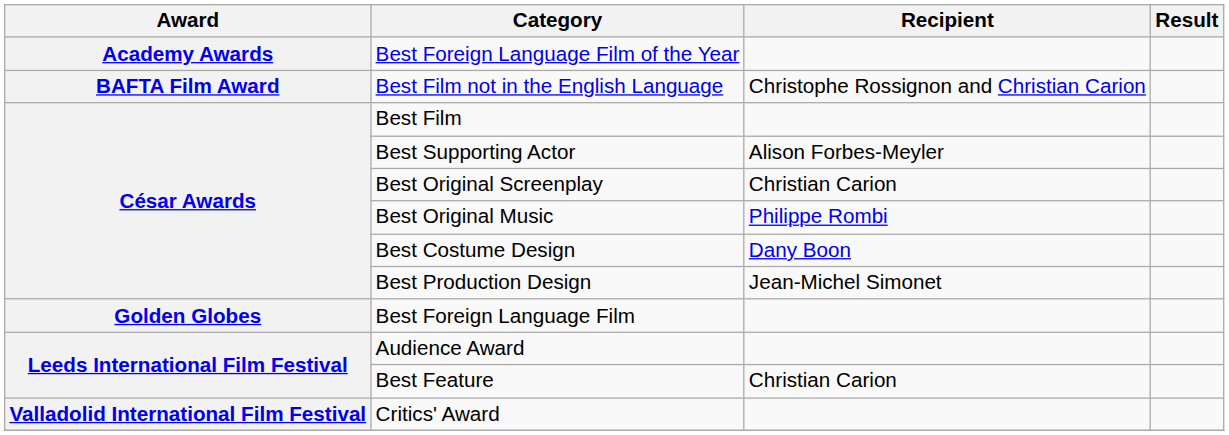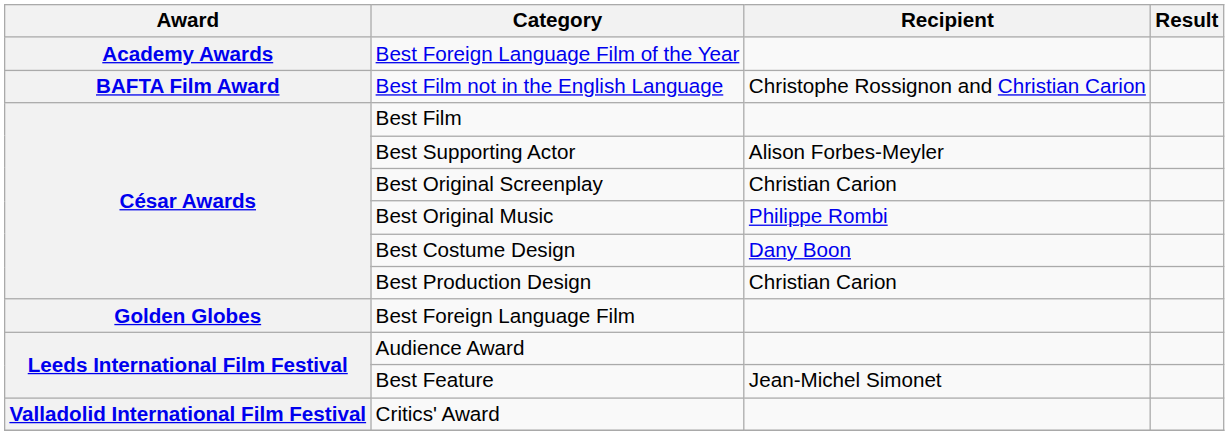(845, 282) Jean-Michel Simonet -> (823, 282) Christian Carion
(823, 380) Christian Carion -> (845, 380) Jean-Michel Simonet
